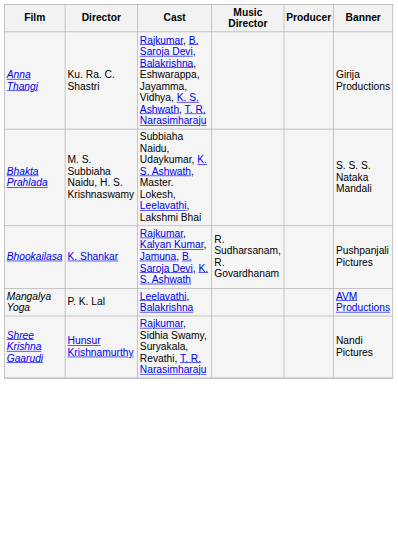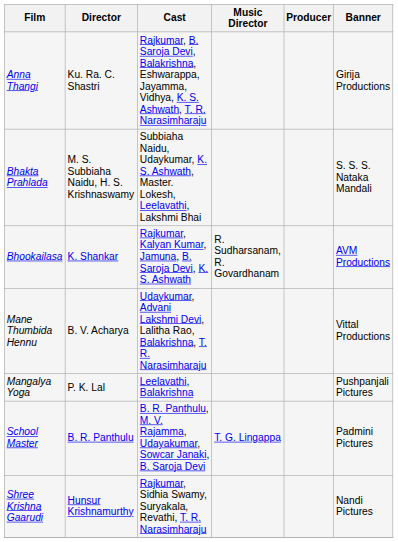(362, 257) Pushpanjali Pictures -> (363, 257) AVM Productions
+ row: (29, 331)
(363, 302) AVM Productions -> (362, 387) Pushpanjali Pictures
+ row: (22, 438)
